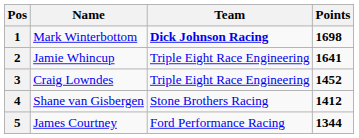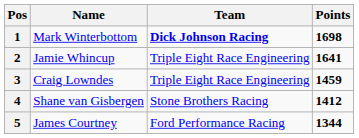(329, 80) 1452 -> (329, 80) 1459
